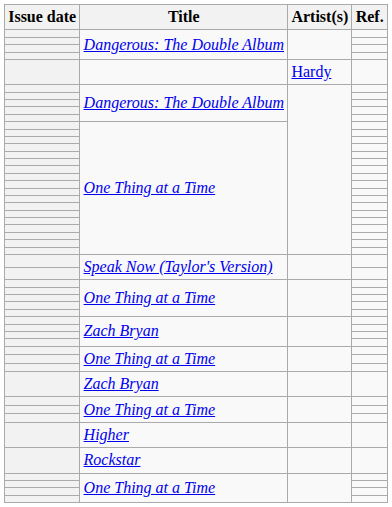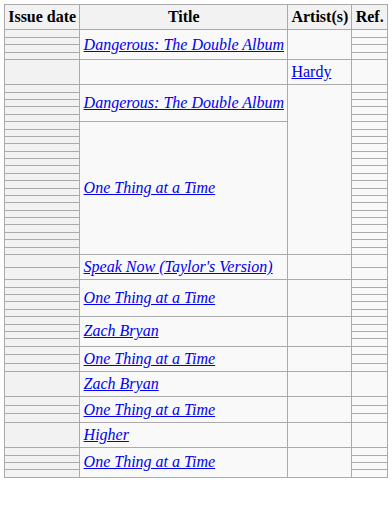- row: (112, 460)
